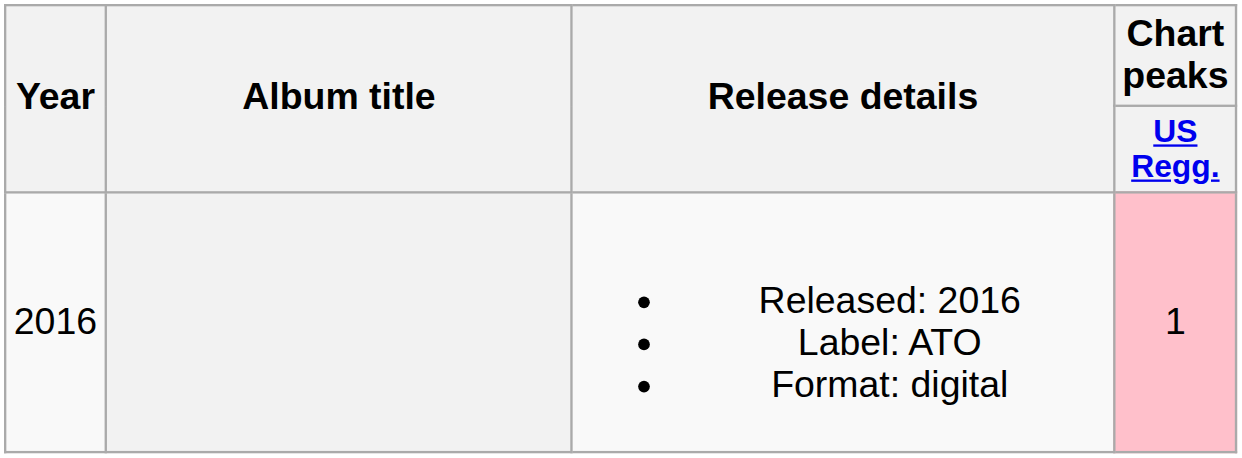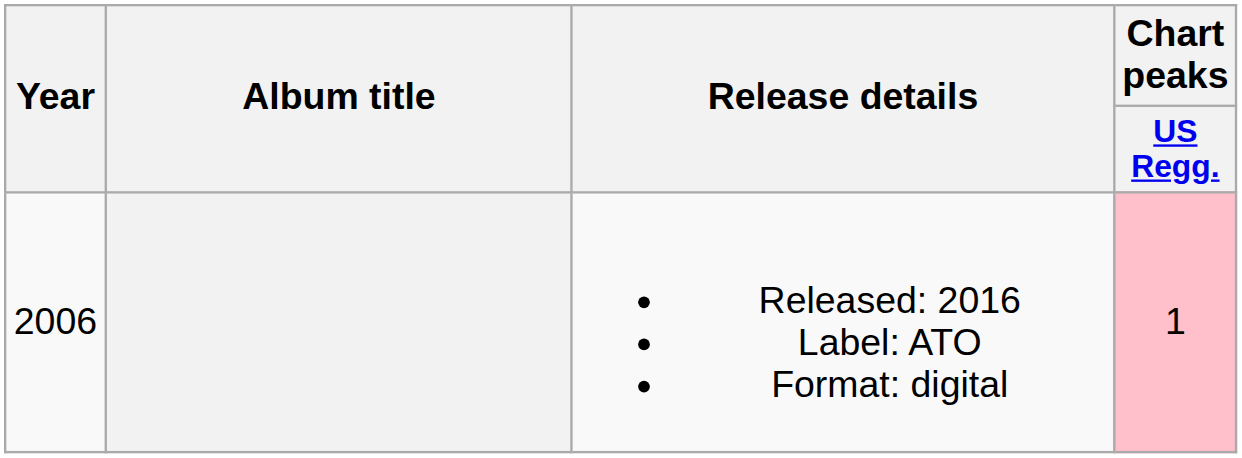(55, 321) 2016 -> (55, 321) 2006
